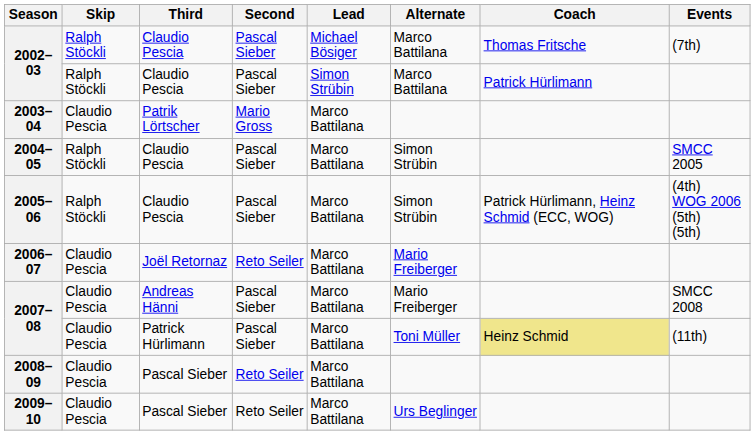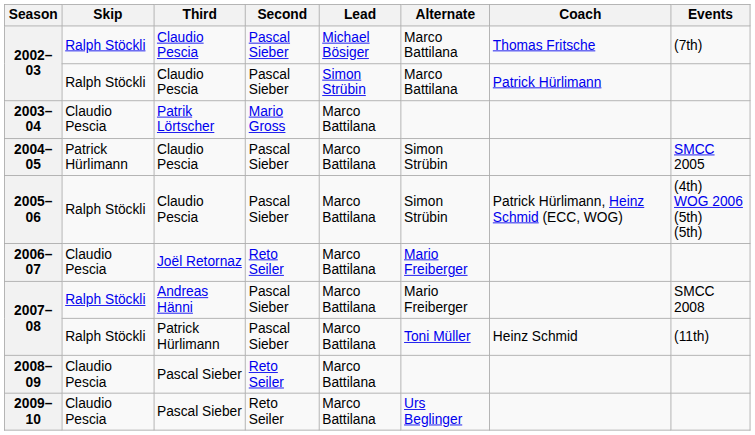(86, 156) Ralph Stöckli -> (97, 156) Patrick Hürlimann
(89, 299) Claudio Pescia -> (105, 299) Ralph Stöckli
(89, 337) Claudio Pescia -> (105, 337) Ralph Stöckli
(526, 337) khaki background -> (535, 337) no background
